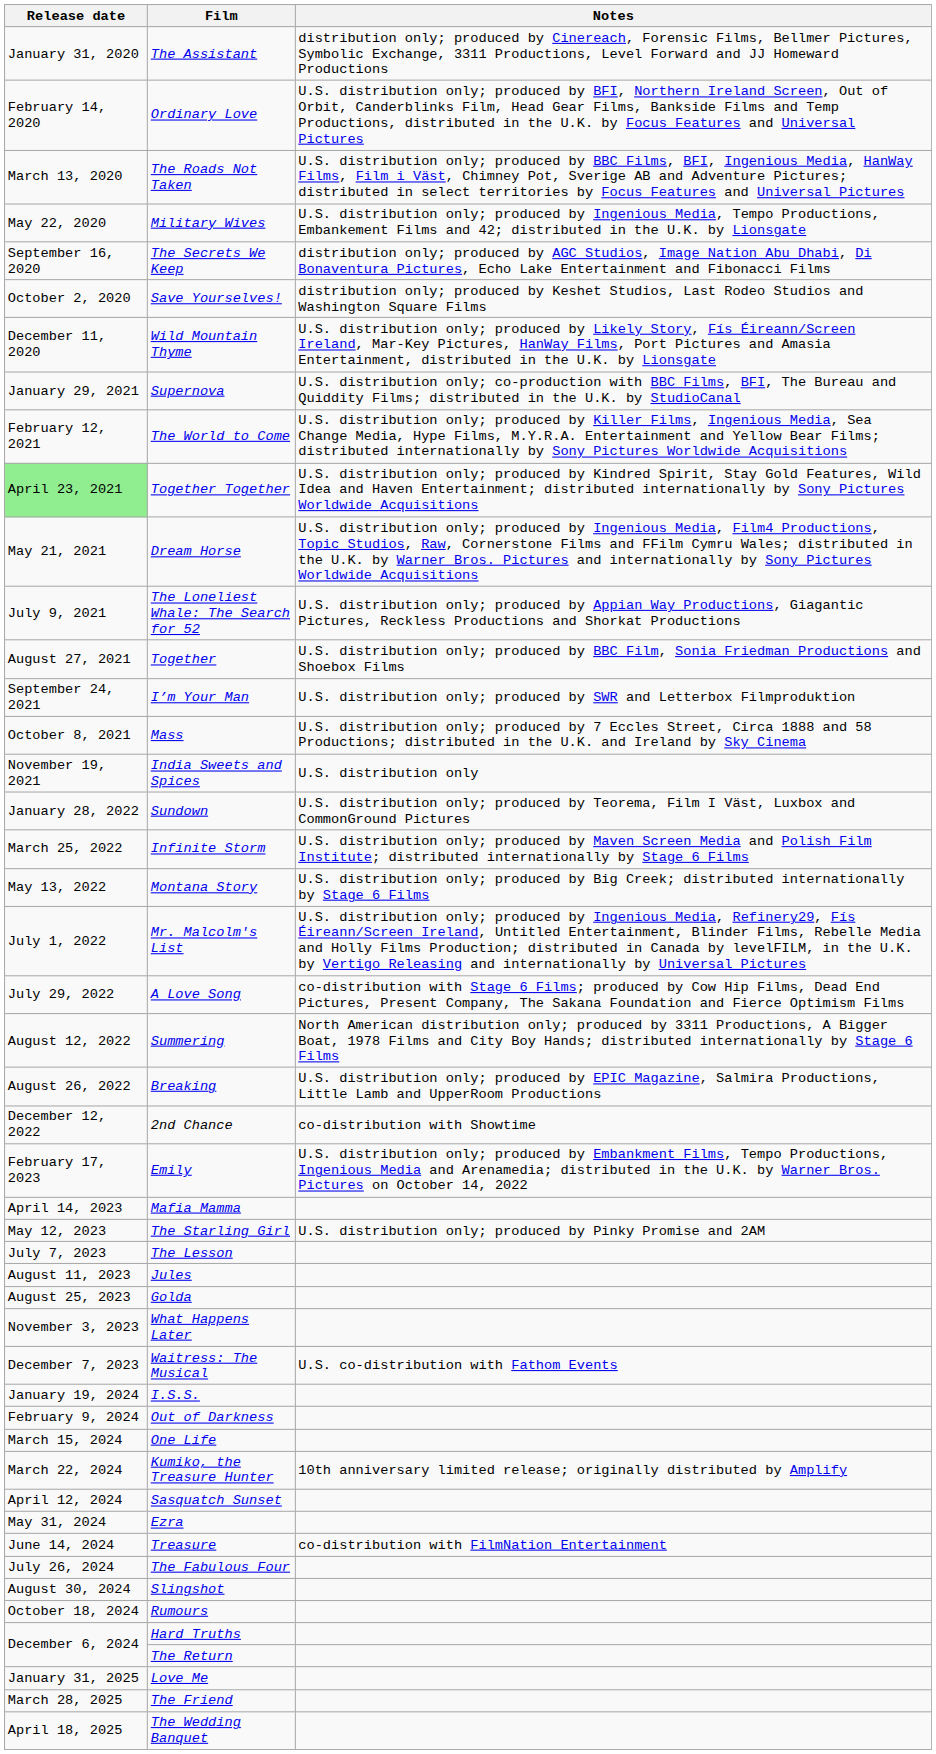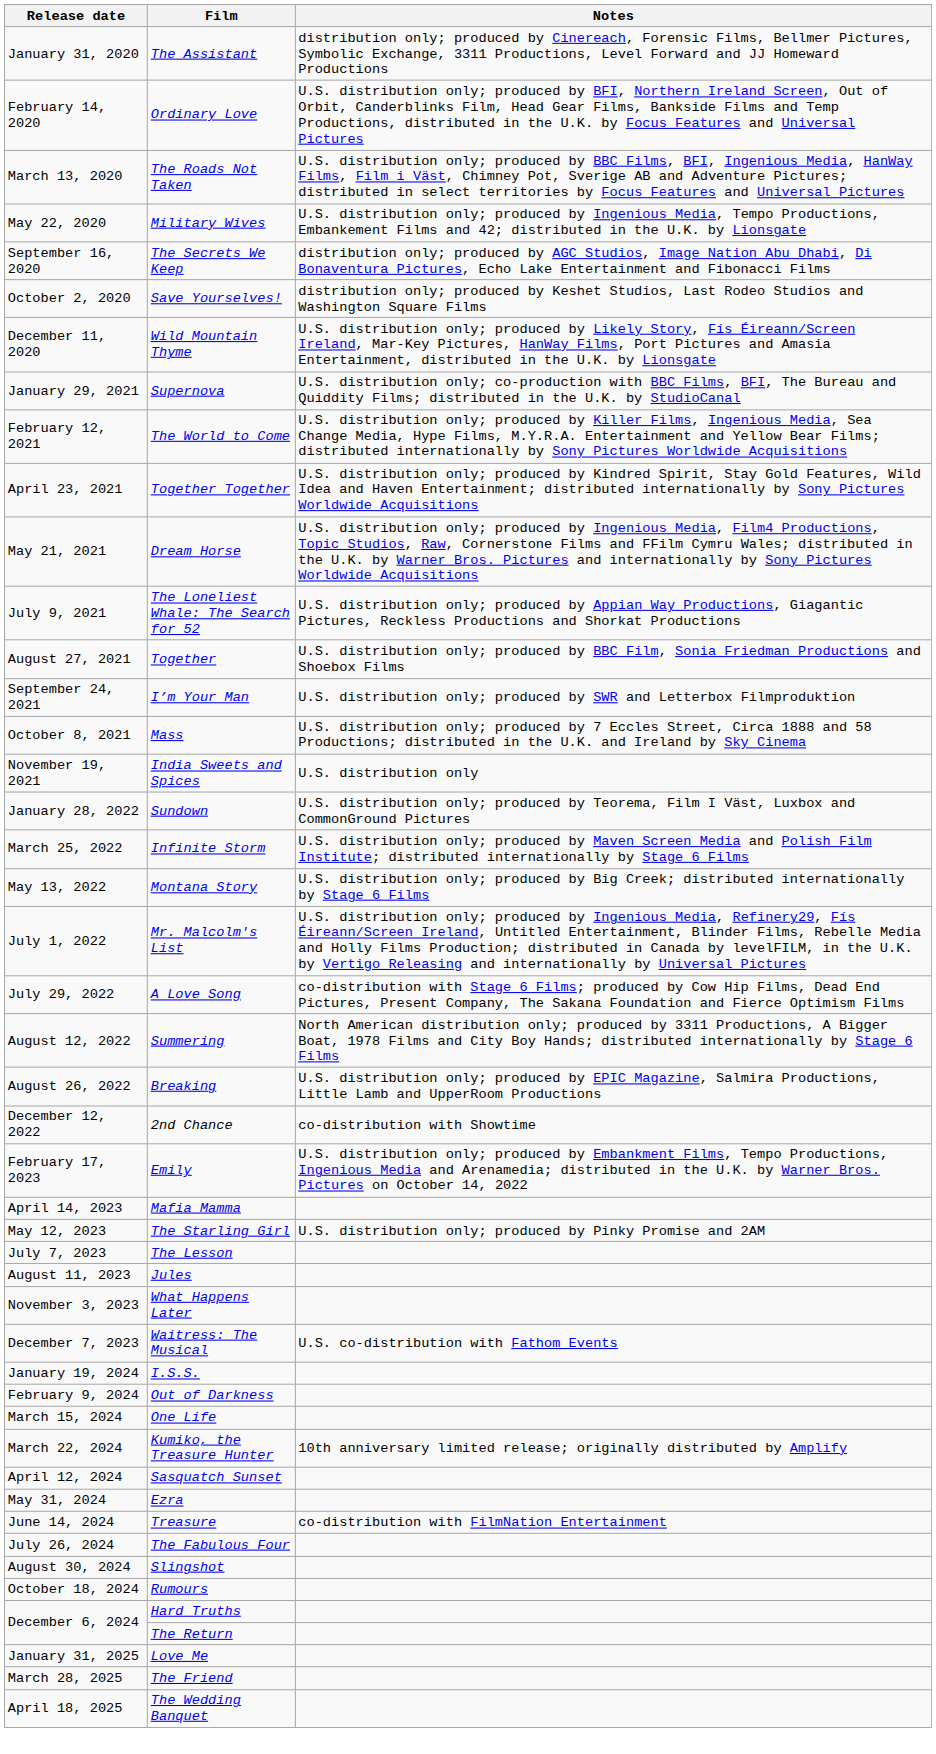(65, 490) lightgreen background -> (65, 490) no background
- row: (171, 1297)
